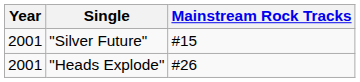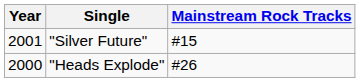(25, 65) 2001 -> (25, 65) 2000
